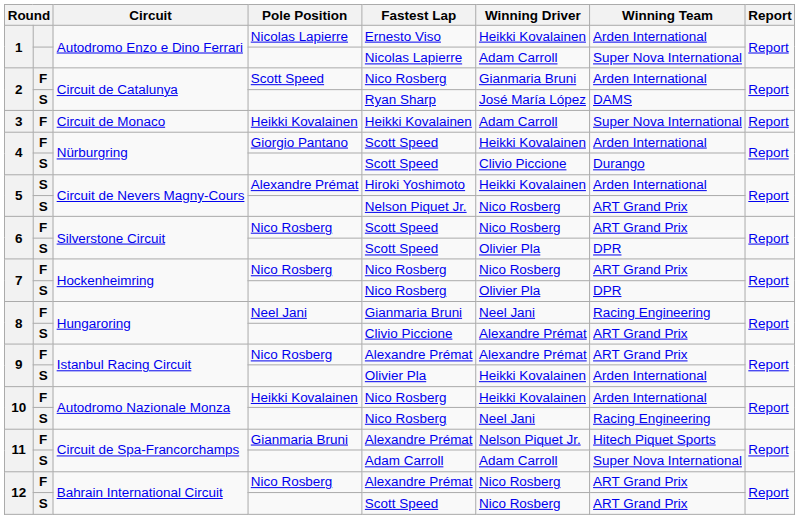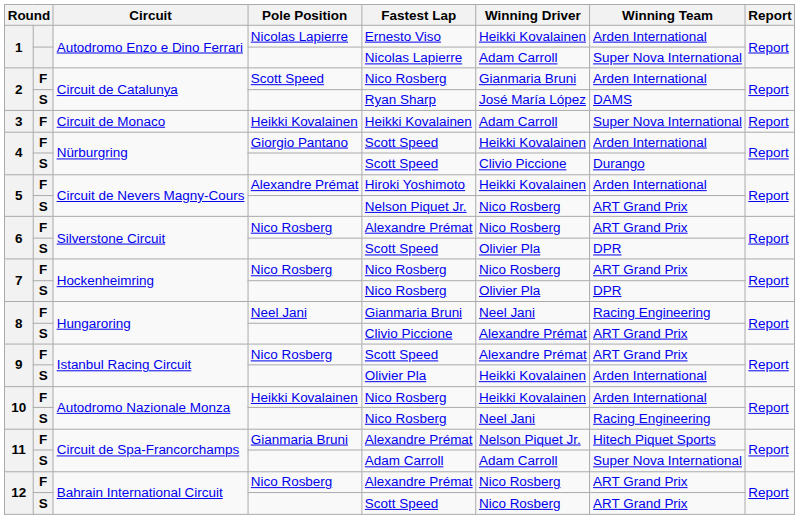(43, 184) S -> (43, 184) F
(402, 227) Scott Speed -> (419, 227) Alexandre Prémat
(419, 354) Alexandre Prémat -> (402, 354) Scott Speed
